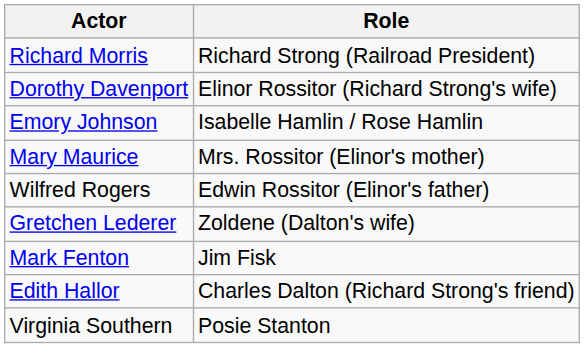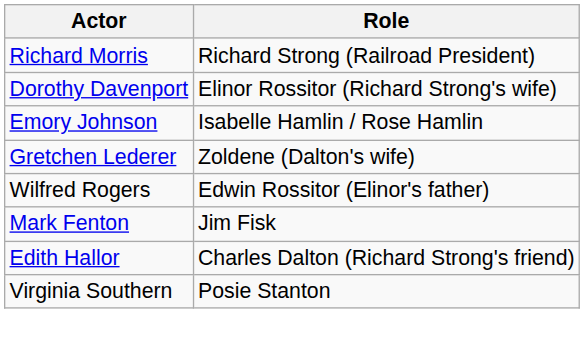- row: (74, 156)
rows swapped: (80, 190) <-> (93, 223)
